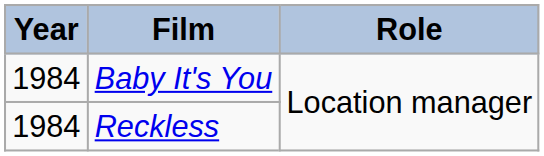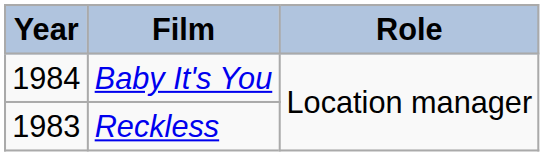(46, 127) 1984 -> (46, 127) 1983
